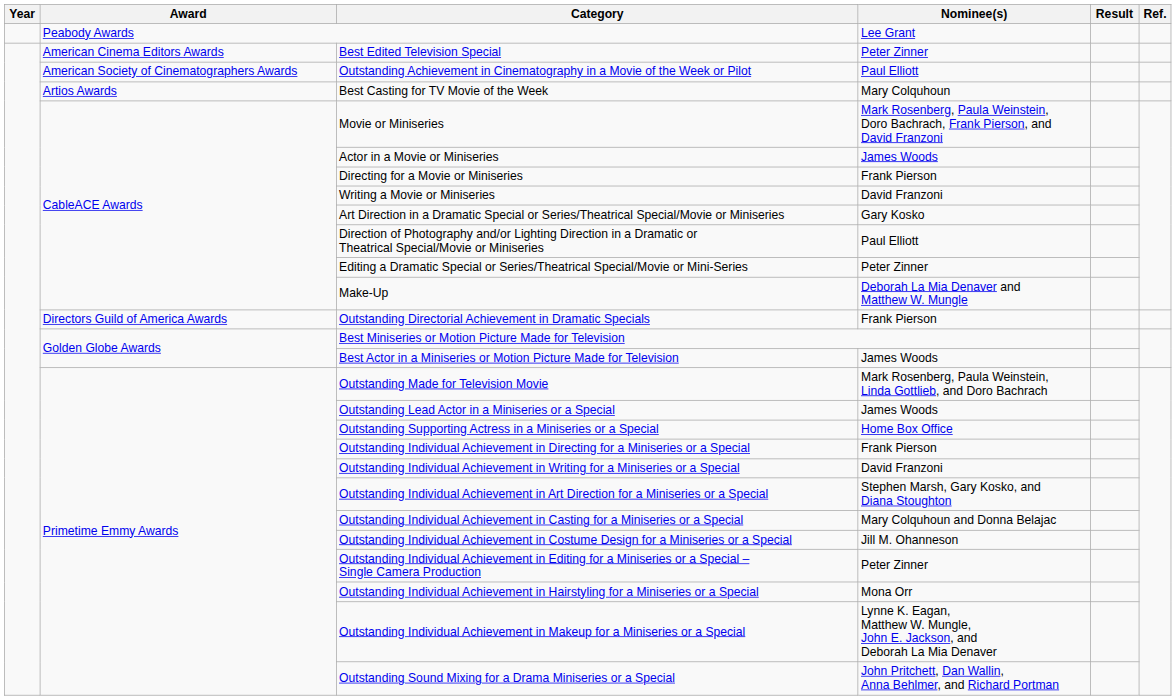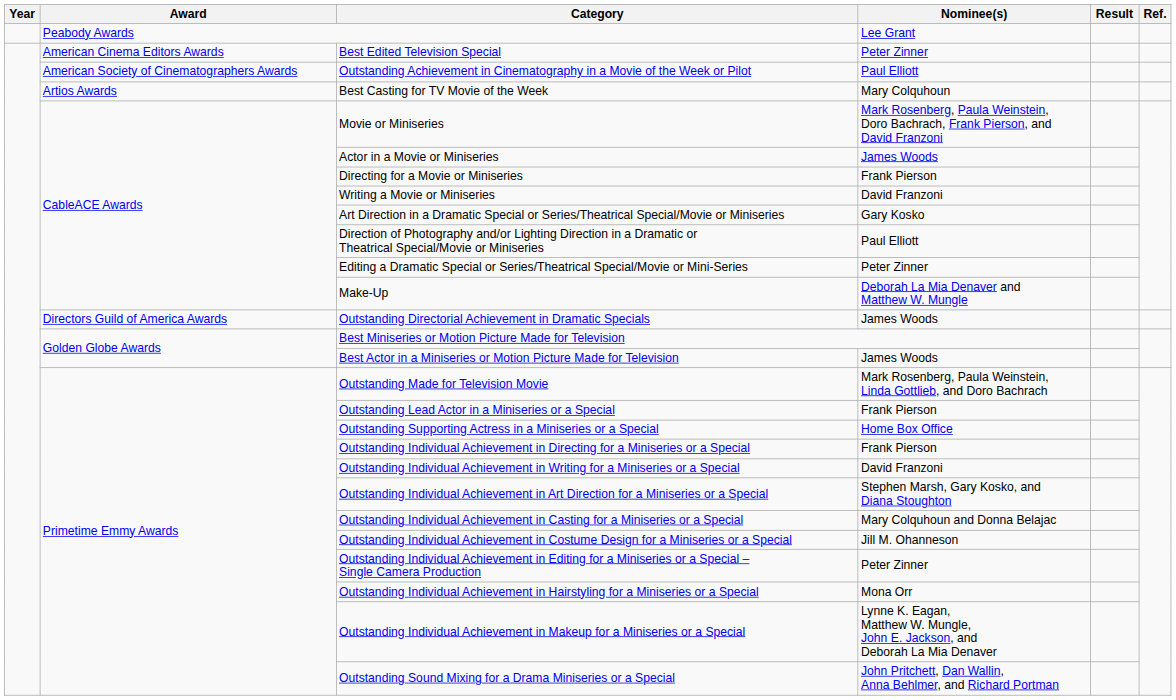(899, 319) Frank Pierson -> (899, 319) James Woods
(899, 410) James Woods -> (899, 410) Frank Pierson
